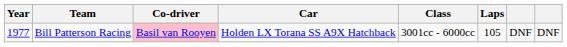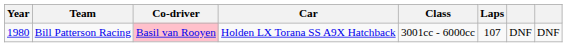(18, 32) 1977 -> (18, 32) 1980
(492, 32) 105 -> (492, 32) 107
